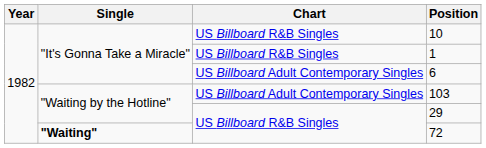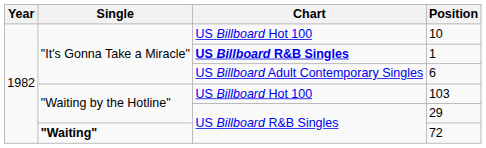(267, 34) US Billboard R&B Singles -> (254, 34) US Billboard Hot 100
(267, 53) normal -> (272, 53) bold
(309, 93) US Billboard Adult Contemporary Singles -> (254, 93) US Billboard Hot 100
